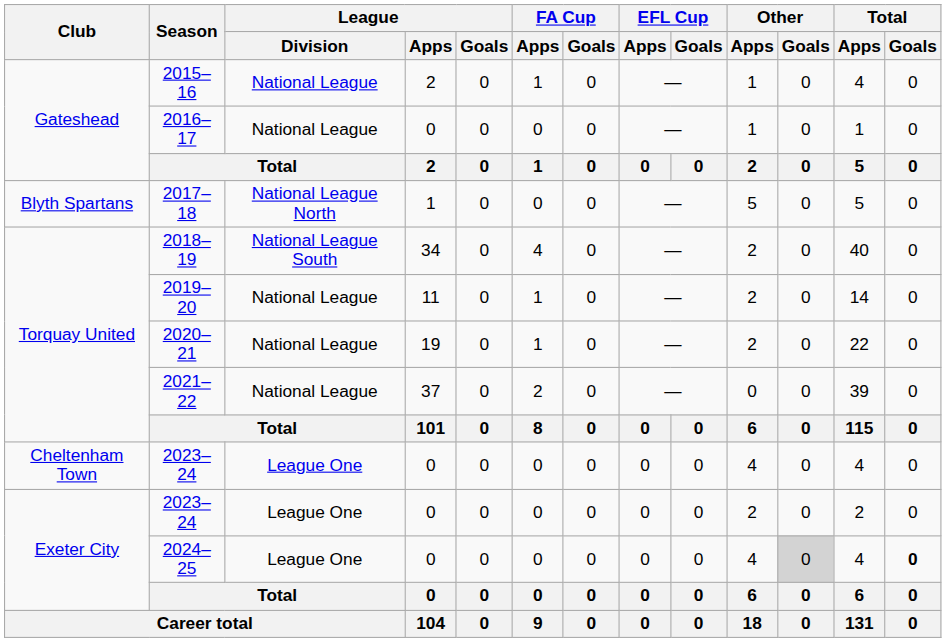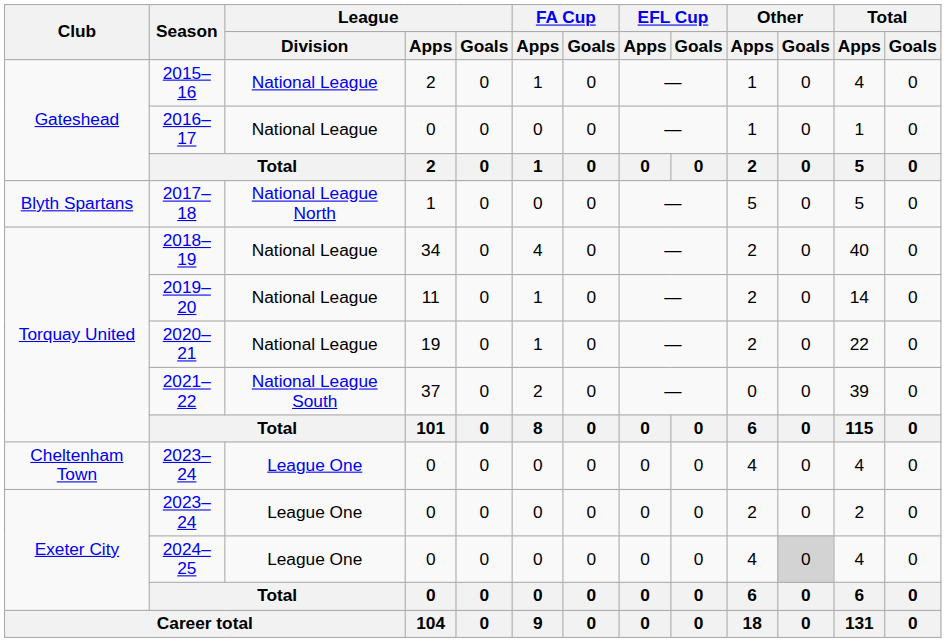(315, 250) National League South -> (315, 250) National League
(315, 391) National League -> (315, 391) National League South
(913, 559) bold -> (913, 559) normal
